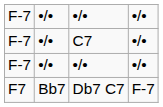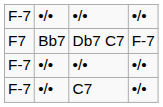rows swapped: (20, 41) <-> (17, 89)
